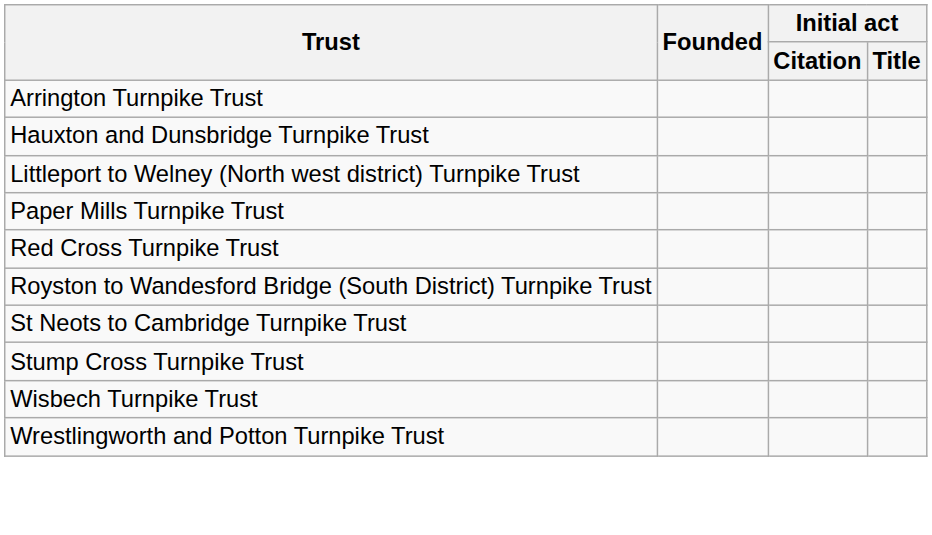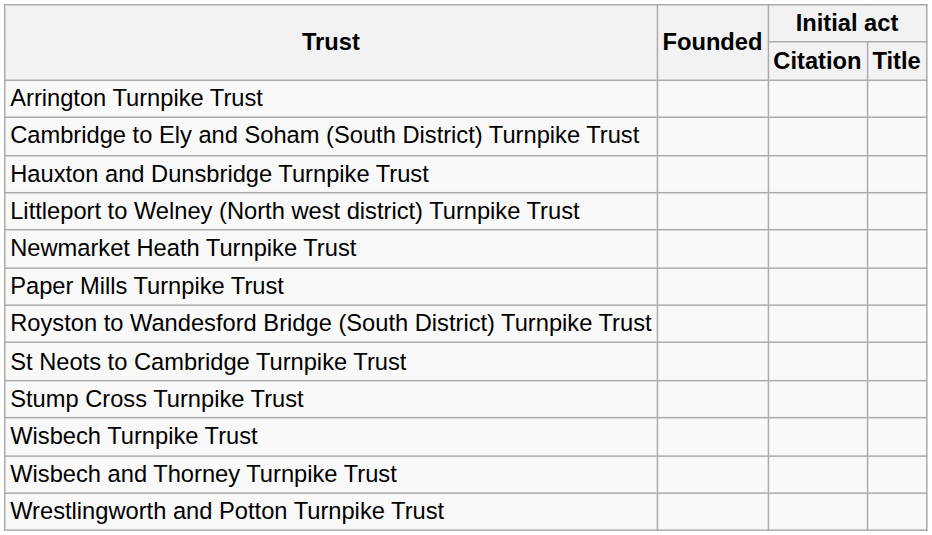+ row: (325, 135)
+ row: (183, 248)
- row: (144, 248)
+ row: (203, 473)
